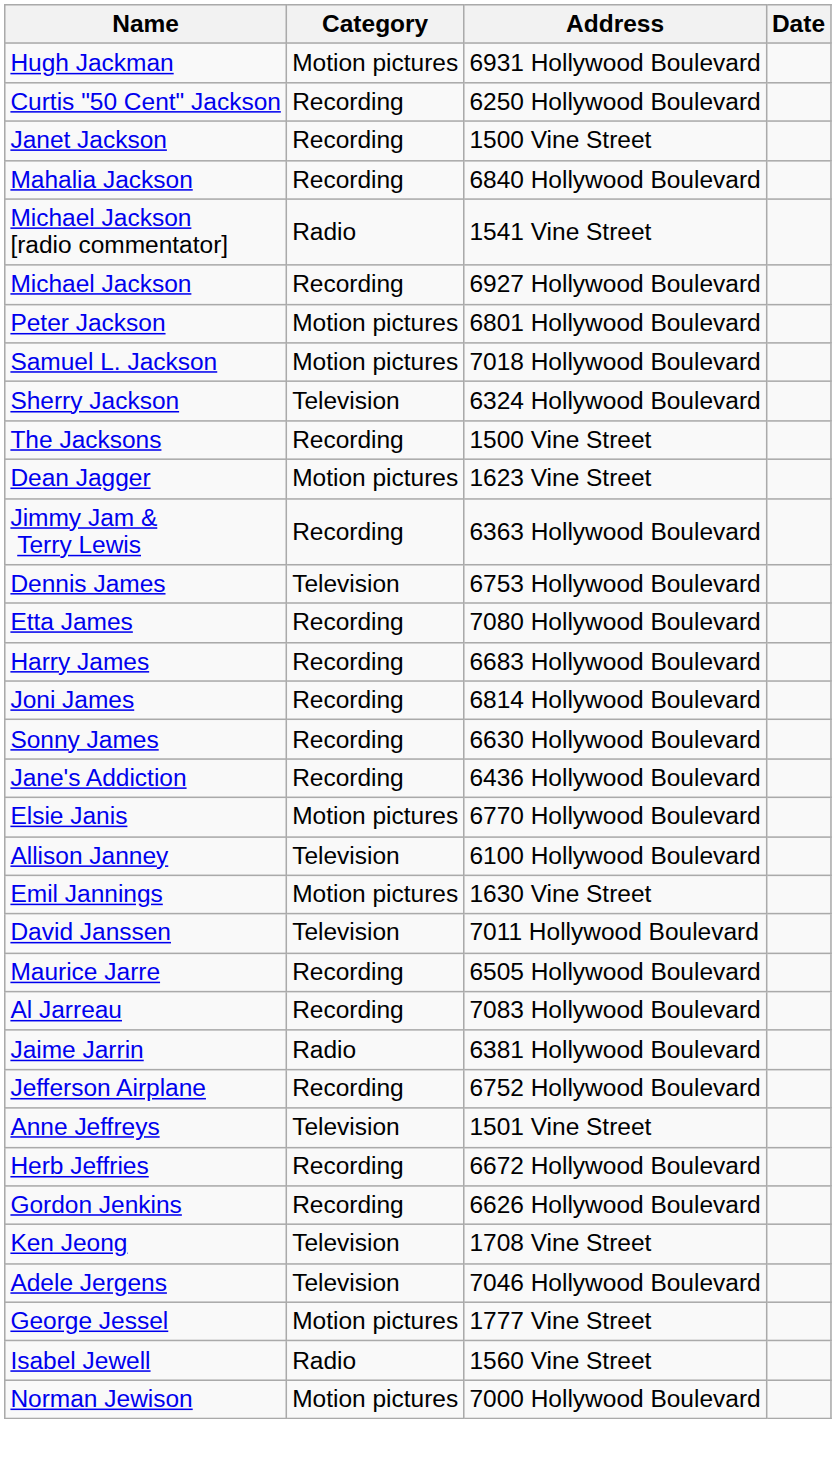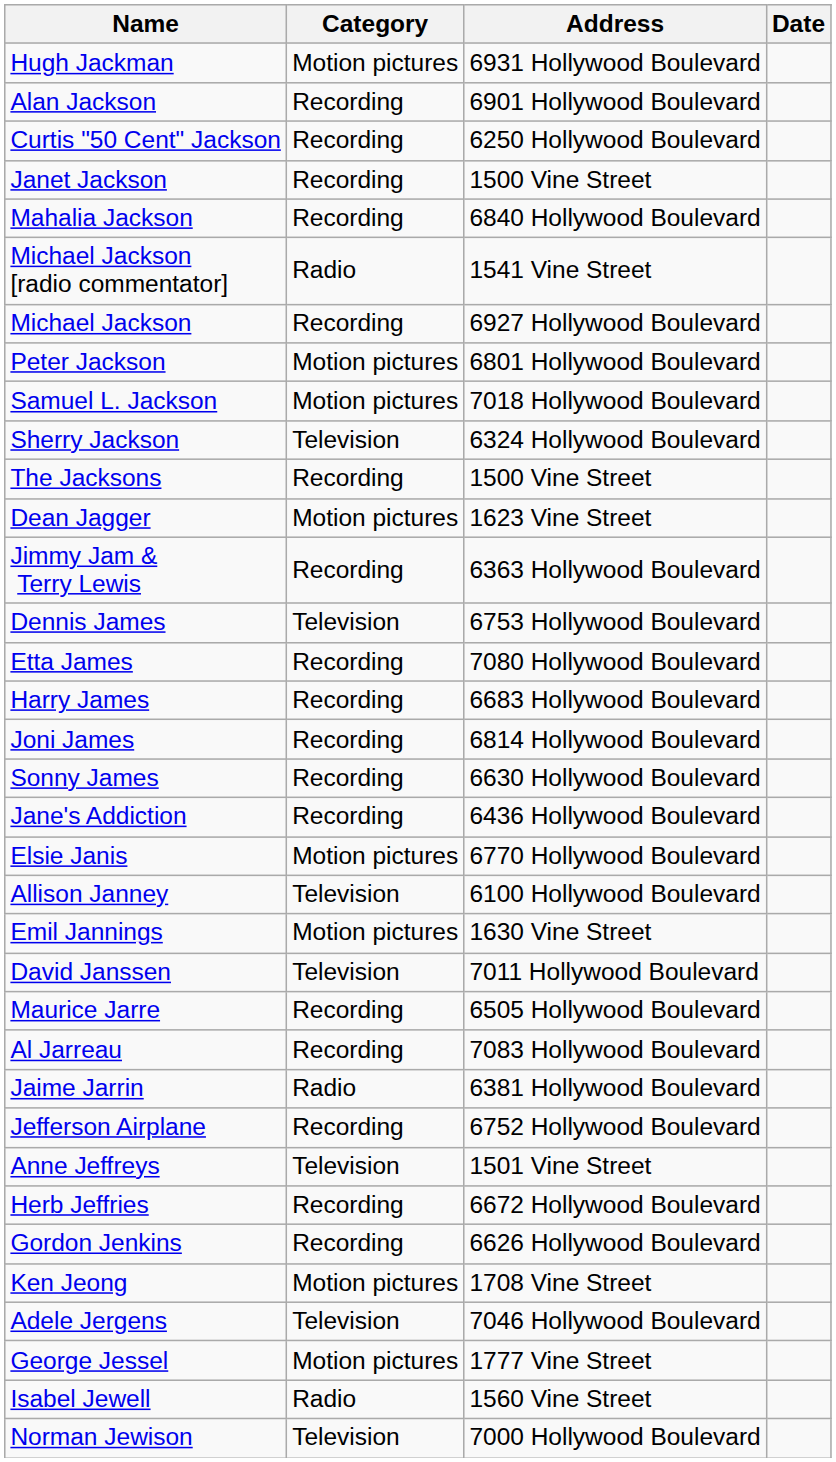+ row: (83, 101)
(346, 1243) Television -> (375, 1282) Motion pictures
(375, 1398) Motion pictures -> (346, 1437) Television
